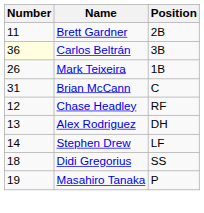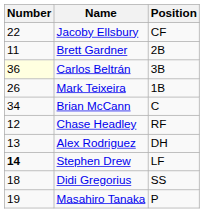+ row: (97, 32)
(14, 87) 31 -> (14, 106) 34
(14, 143) normal -> (14, 161) bold
